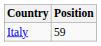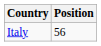(60, 31) 59 -> (60, 31) 56
